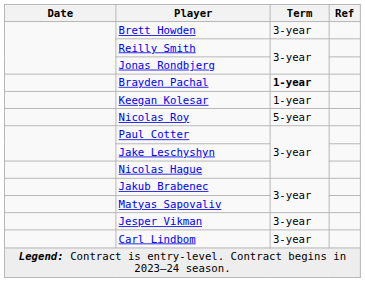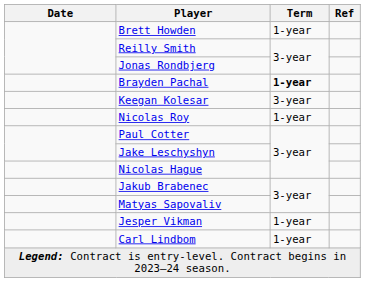(292, 30) 3-year -> (292, 30) 1-year
(292, 100) 1-year -> (292, 100) 3-year
(292, 117) 5-year -> (292, 117) 1-year
(292, 222) 3-year -> (292, 222) 1-year
(292, 239) 3-year -> (292, 239) 1-year
